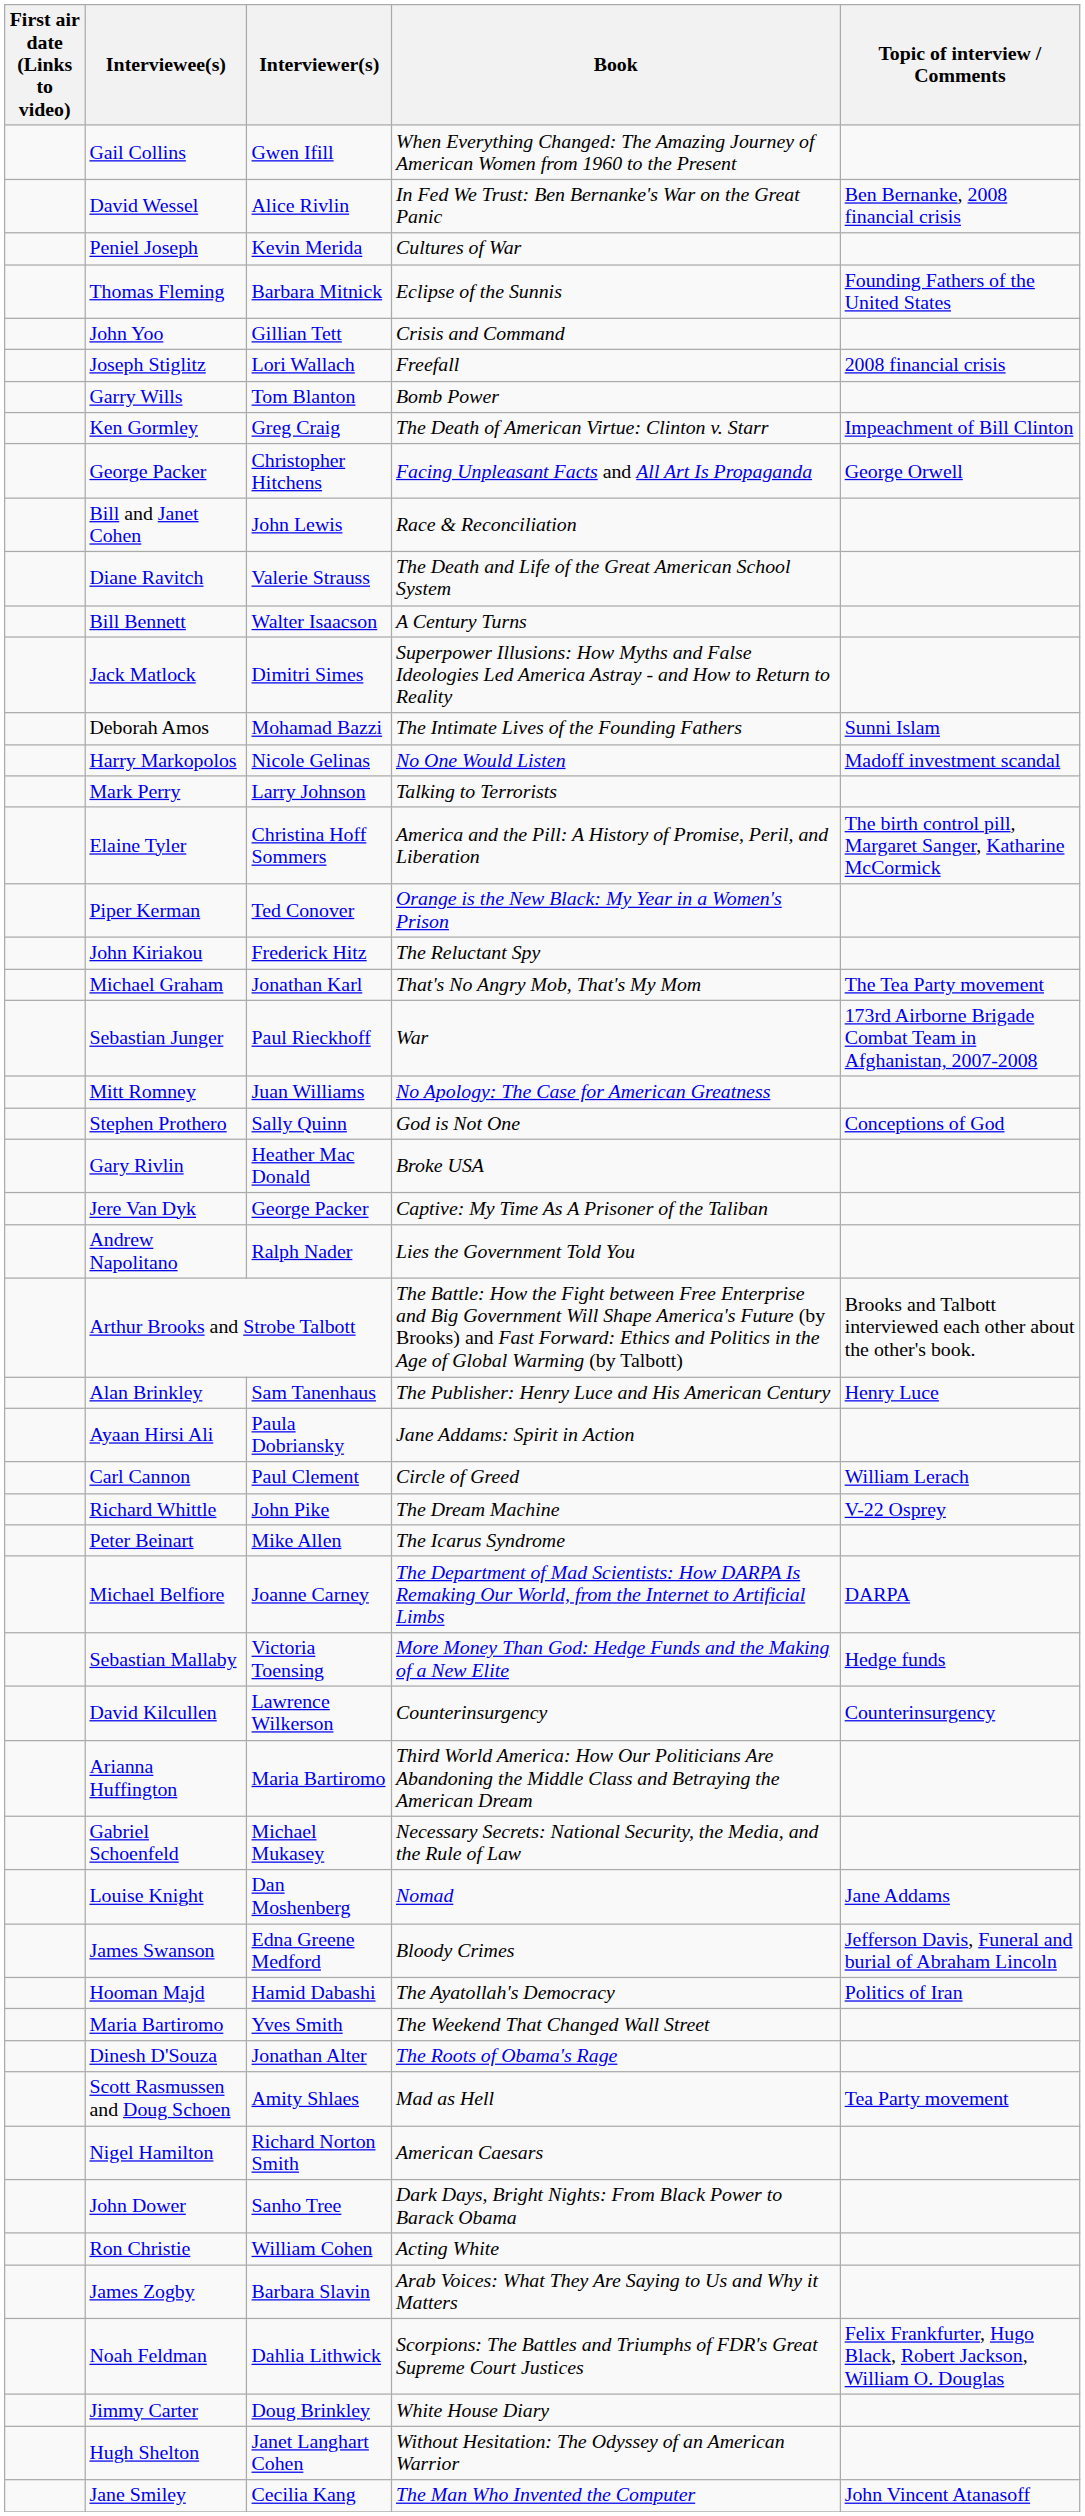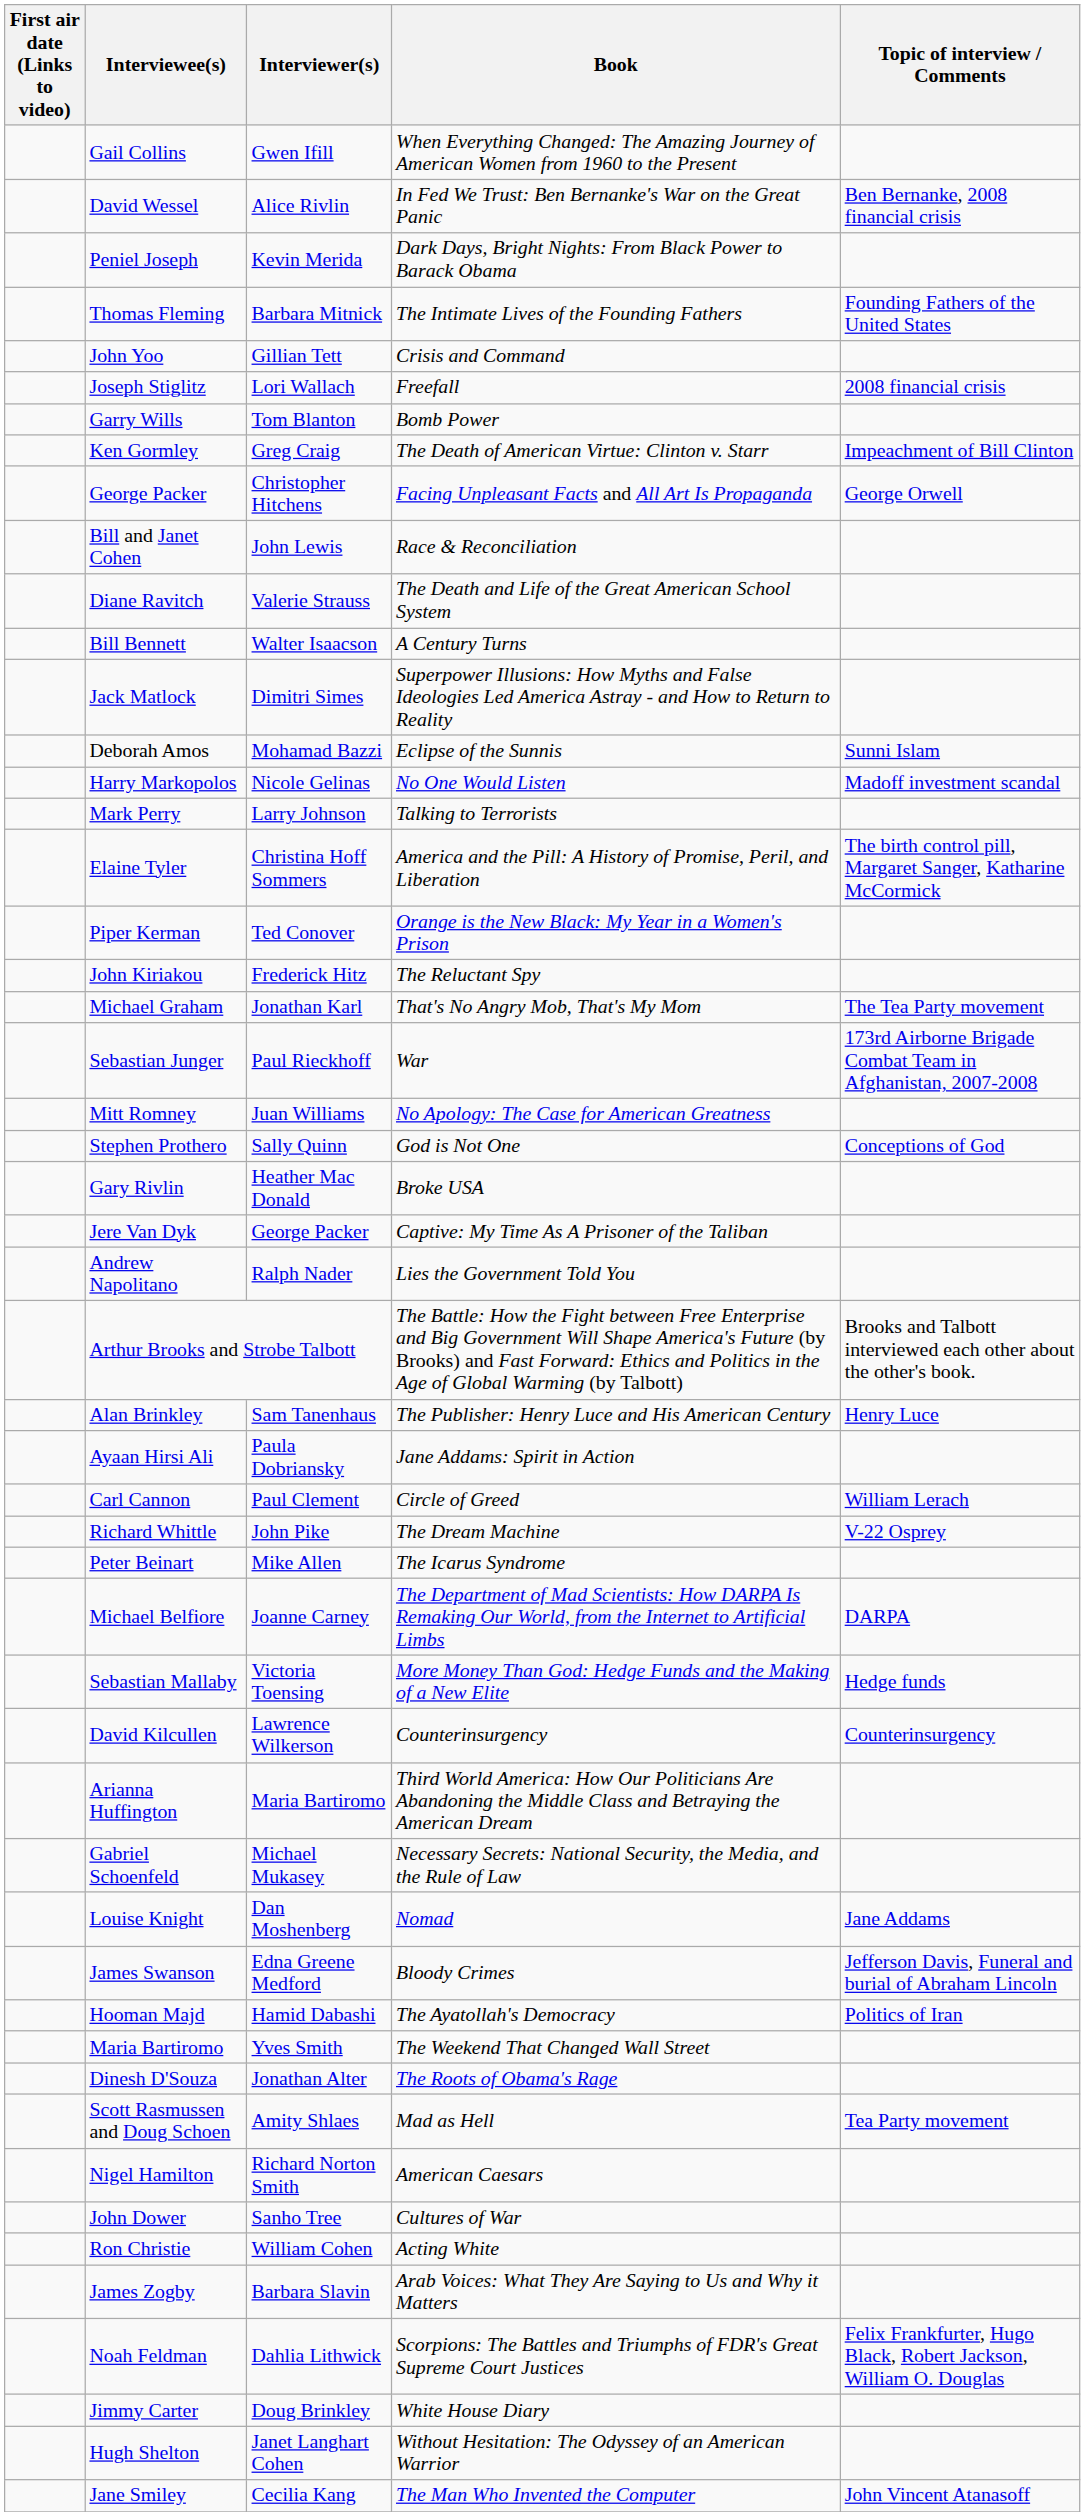(459, 248) Cultures of War -> (589, 259) Dark Days, Bright Nights: From Black Power to Barack Obama
(479, 291) Eclipse of the Sunnis -> (569, 313) The Intimate Lives of the Founding Fathers
(569, 728) The Intimate Lives of the Founding Fathers -> (479, 750) Eclipse of the Sunnis
(589, 2206) Dark Days, Bright Nights: From Black Power to Barack Obama -> (459, 2217) Cultures of War
